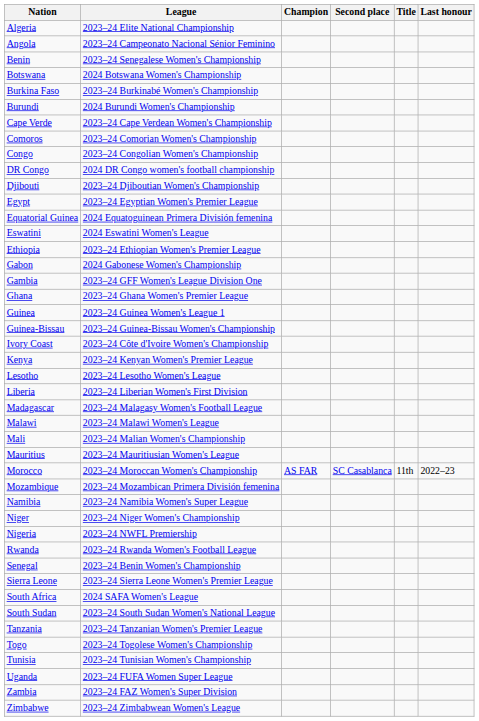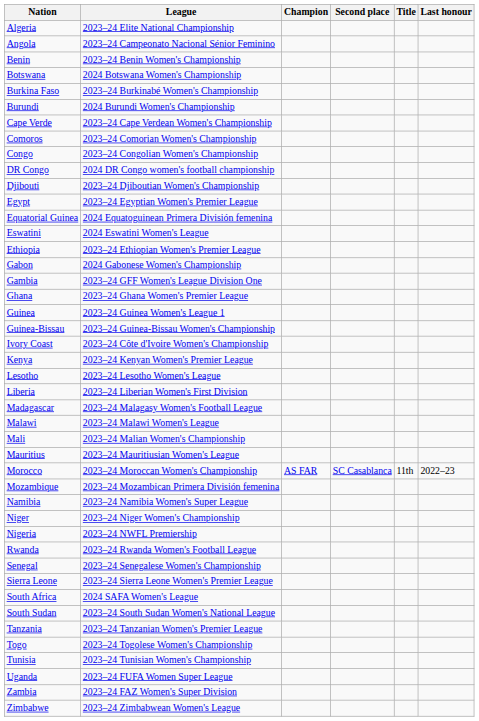(172, 59) 2023–24 Senegalese Women's Championship -> (162, 59) 2023–24 Benin Women's Championship
(162, 565) 2023–24 Benin Women's Championship -> (172, 565) 2023–24 Senegalese Women's Championship
